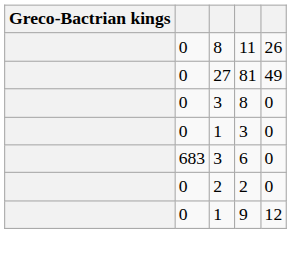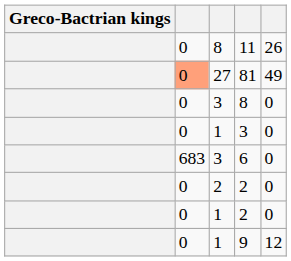(183, 74) no background -> (183, 74) lightsalmon background
+ row: (218, 214)
